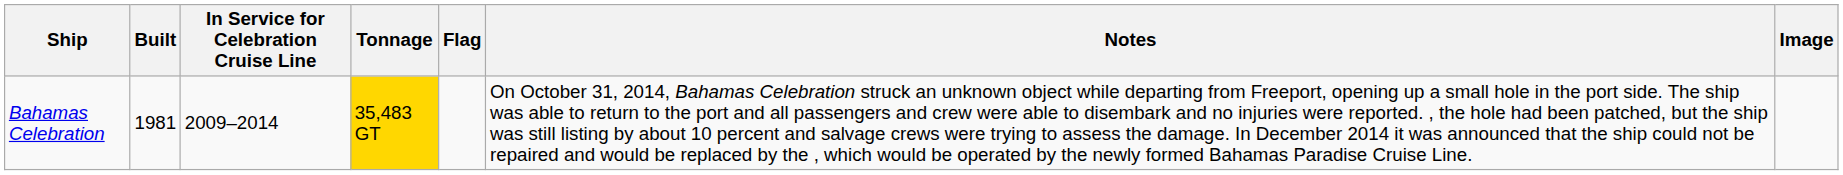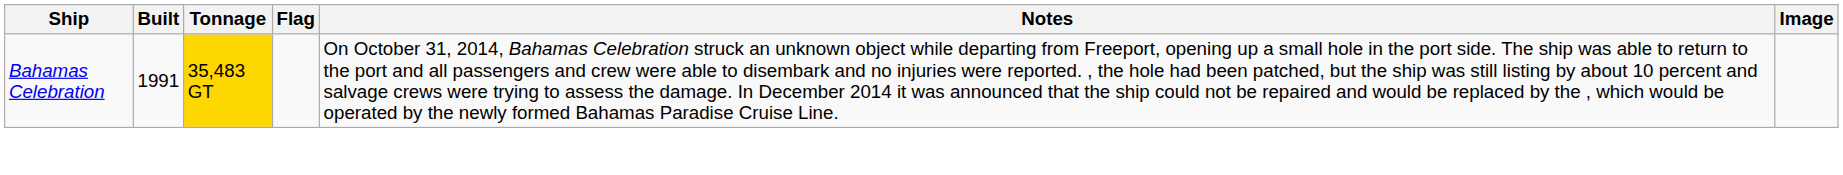- column: (265, 40)
(155, 122) 1981 -> (158, 80) 1991
